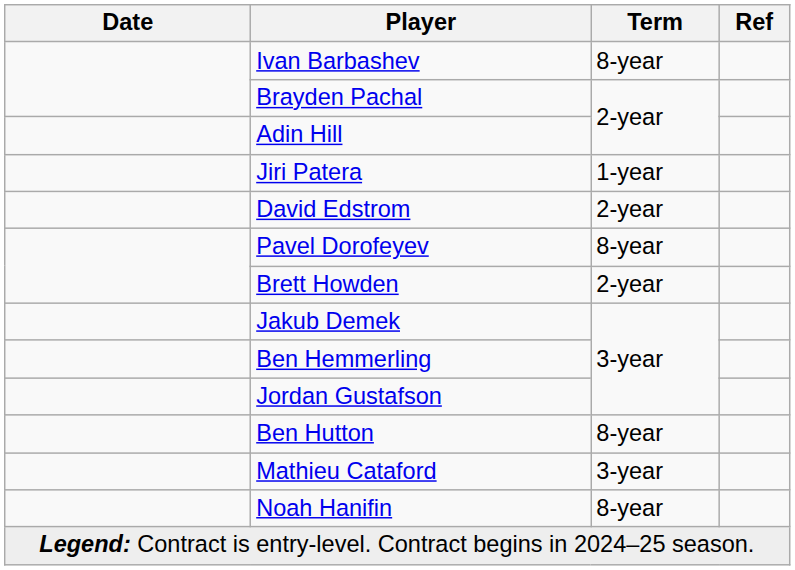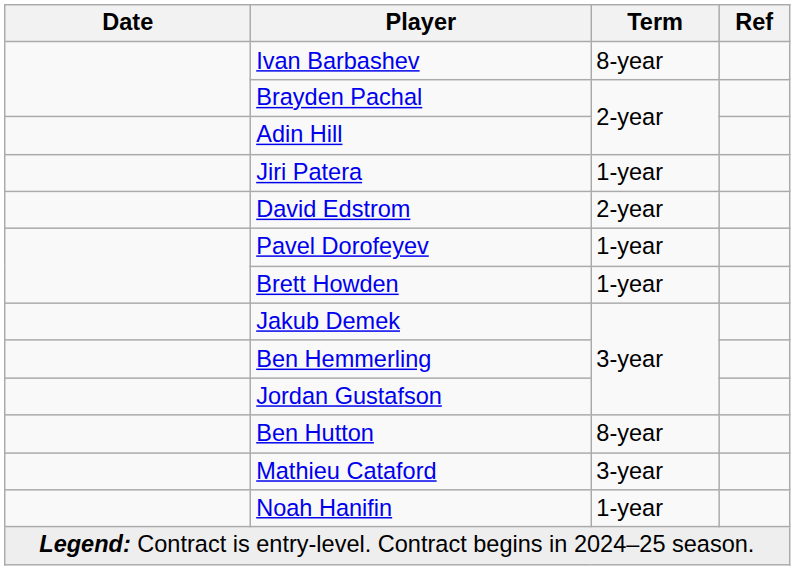(630, 246) 8-year -> (630, 246) 1-year
(630, 284) 2-year -> (630, 284) 1-year
(630, 508) 8-year -> (630, 508) 1-year
